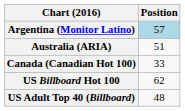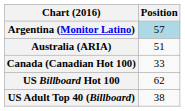(159, 98) 48 -> (159, 98) 38
